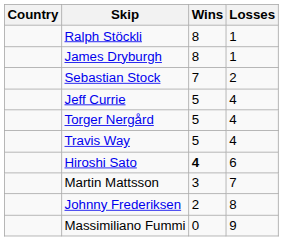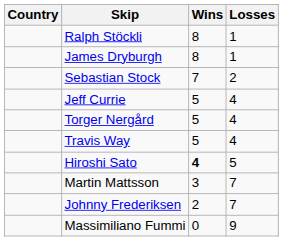(233, 162) 6 -> (233, 162) 5
(233, 204) 8 -> (233, 204) 7
